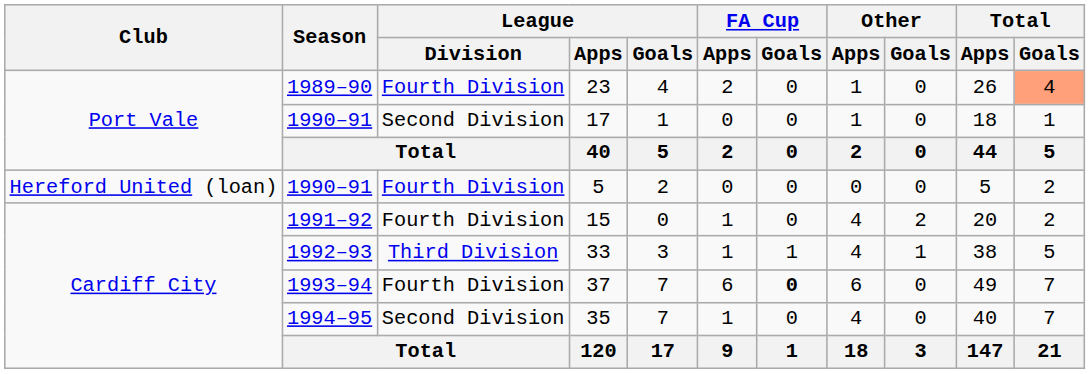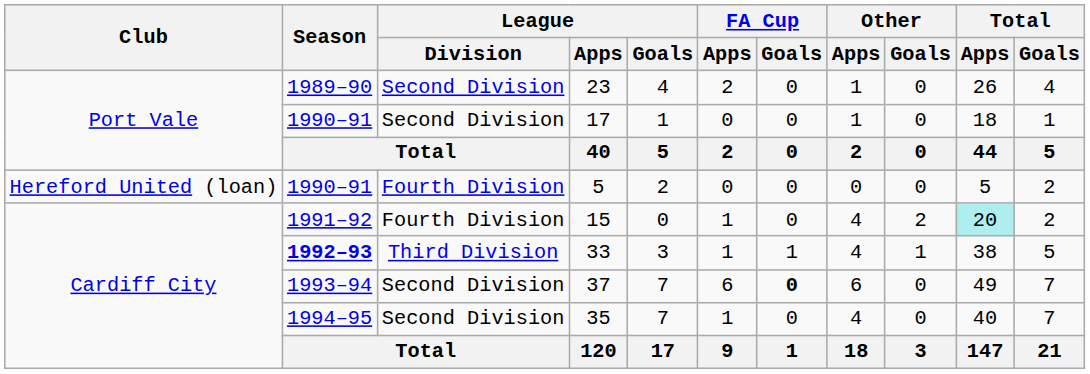(473, 87) Fourth Division -> (473, 87) Second Division
(1049, 87) lightsalmon background -> (1049, 87) no background
(985, 220) no background -> (985, 220) paleturquoise background
(330, 253) normal -> (330, 253) bold
(473, 286) Fourth Division -> (473, 286) Second Division
